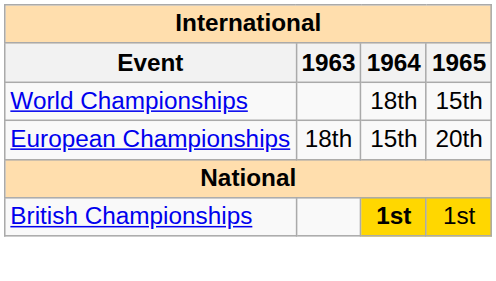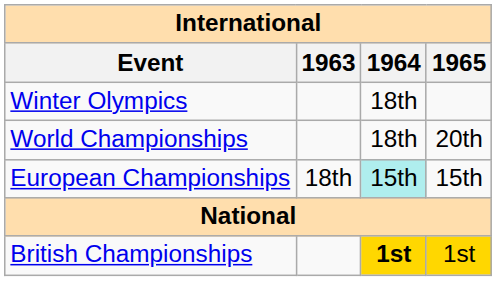+ row: (99, 100)
(459, 100) 15th -> (459, 139) 20th
(394, 139) no background -> (394, 178) paleturquoise background
(459, 139) 20th -> (459, 178) 15th
